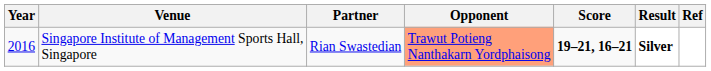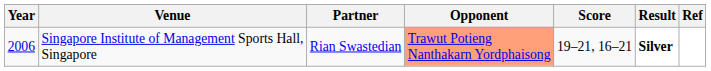(21, 46) 2016 -> (21, 46) 2006
(595, 46) bold -> (595, 46) normal
